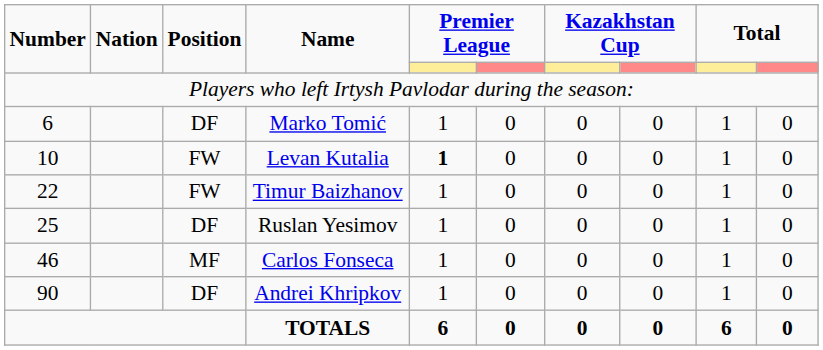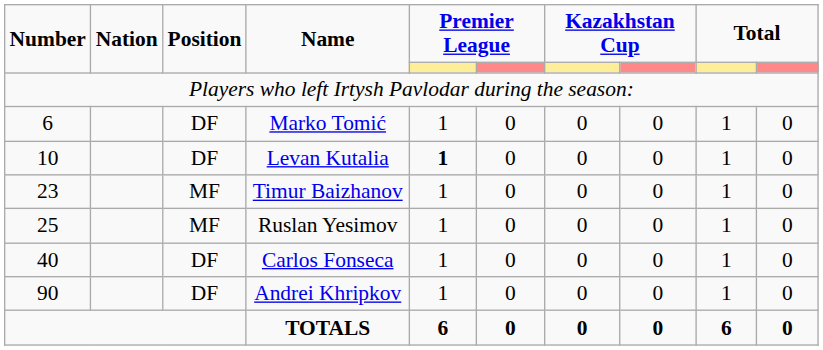(204, 157) FW -> (204, 157) DF
(48, 191) 22 -> (48, 191) 23
(204, 191) FW -> (204, 191) MF
(204, 225) DF -> (204, 225) MF
(48, 259) 46 -> (48, 259) 40
(204, 259) MF -> (204, 259) DF
